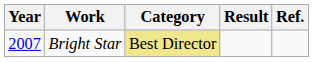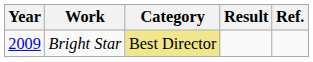(25, 43) 2007 -> (25, 43) 2009
